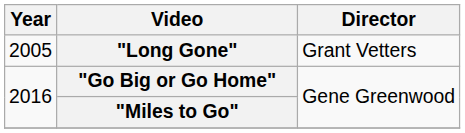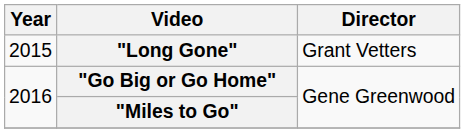(31, 50) 2005 -> (31, 50) 2015
